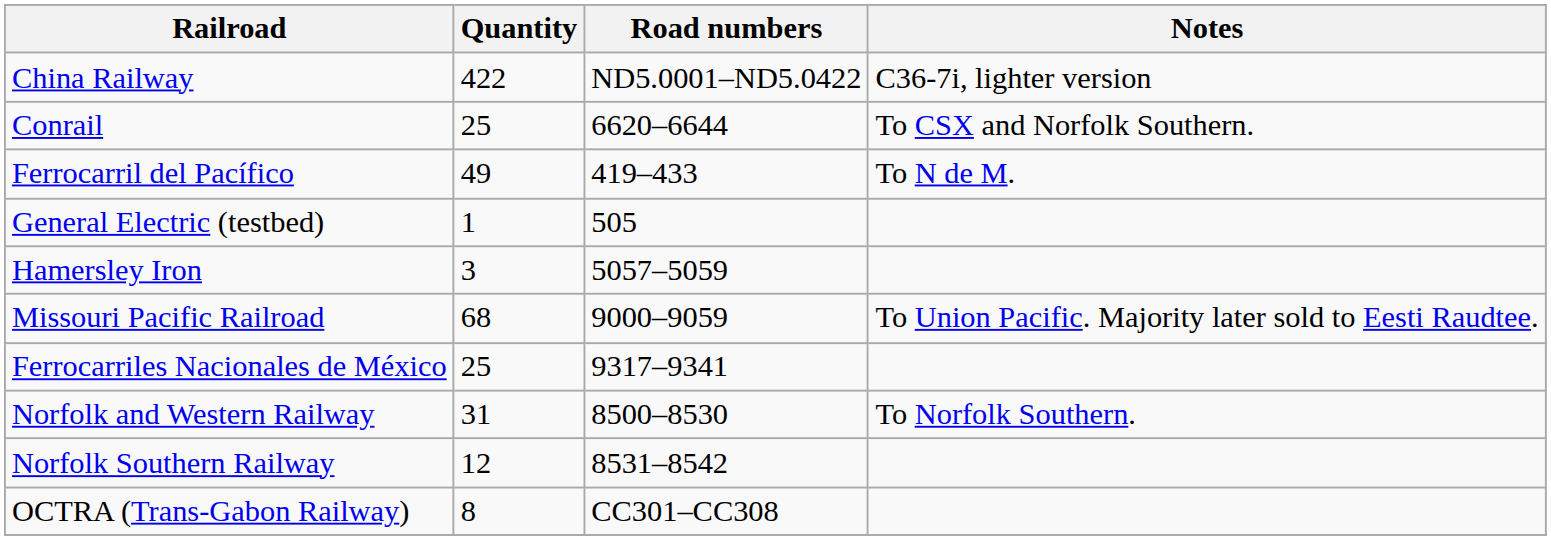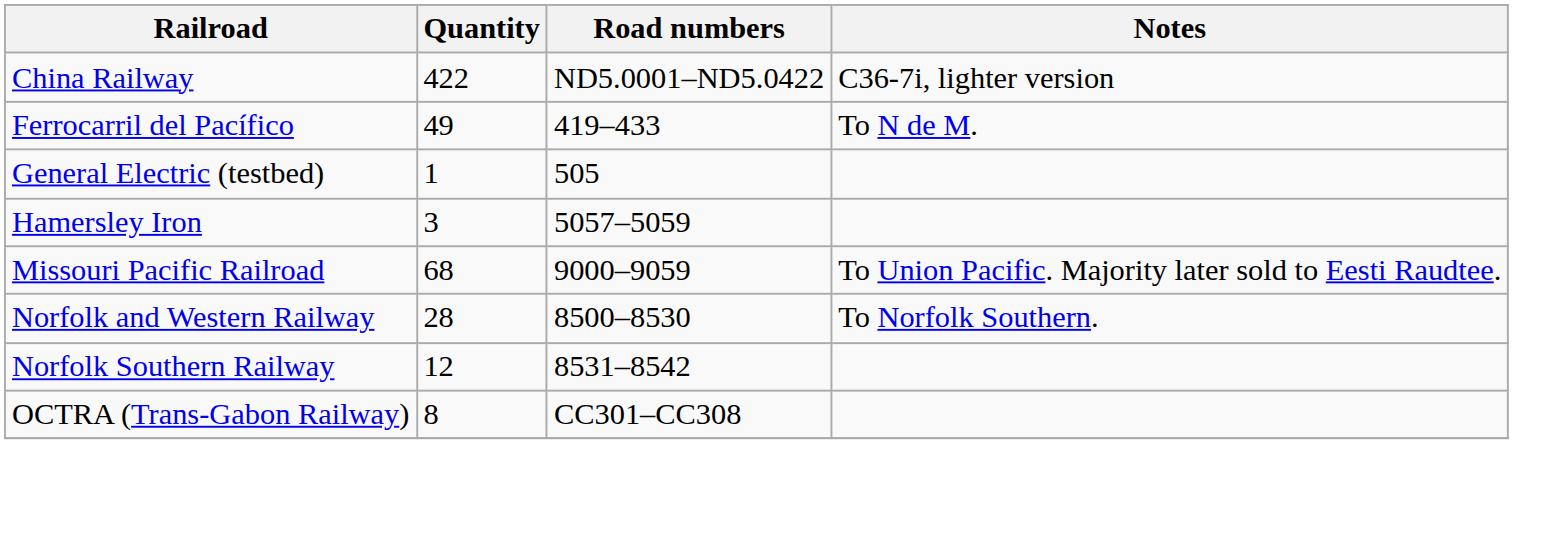- row: (58, 125)
- row: (229, 366)
(476, 414) 31 -> (439, 317) 28
